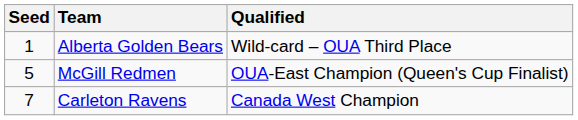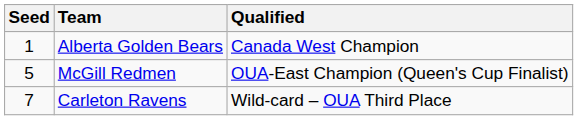(341, 45) Wild-card – OUA Third Place -> (325, 45) Canada West Champion
(325, 100) Canada West Champion -> (341, 100) Wild-card – OUA Third Place
